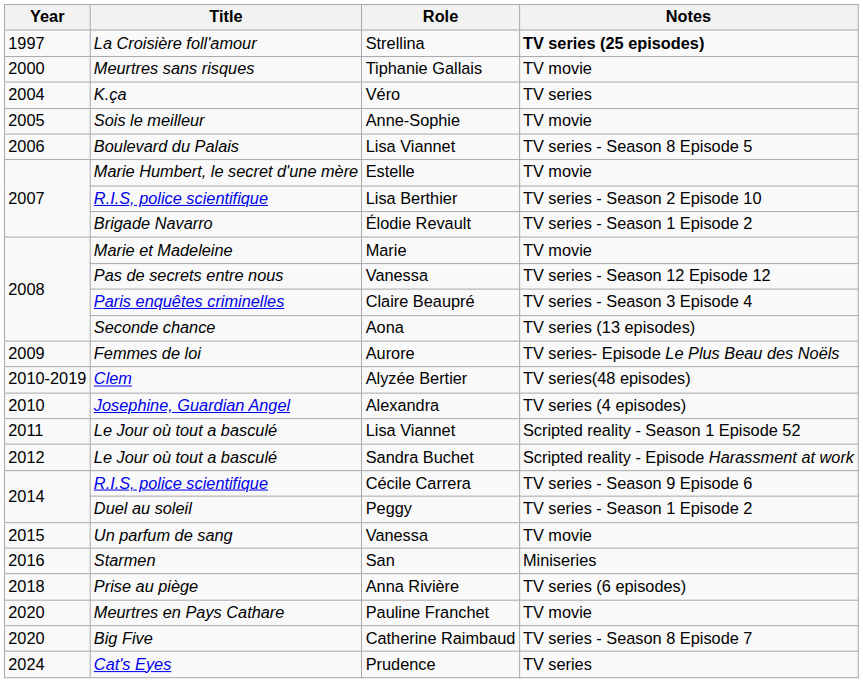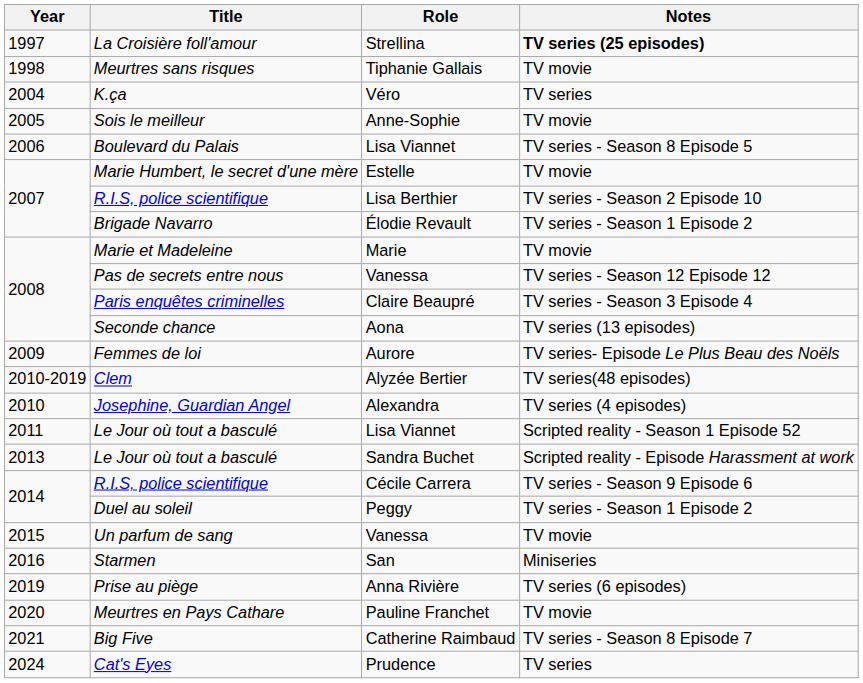(26, 69) 2000 -> (26, 69) 1998
(26, 457) 2012 -> (26, 457) 2013
(26, 586) 2018 -> (26, 586) 2019
(26, 638) 2020 -> (26, 638) 2021
